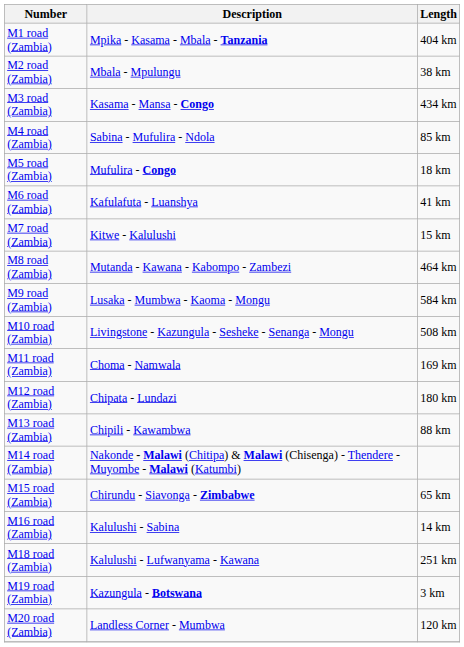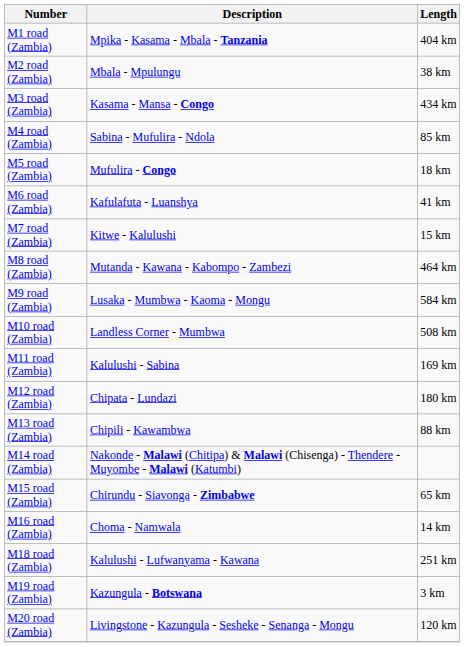(222, 332) Livingstone - Kazungula - Sesheke - Senanga - Mongu -> (157, 332) Landless Corner - Mumbwa
(135, 365) Choma - Namwala -> (135, 365) Kalulushi - Sabina
(135, 527) Kalulushi - Sabina -> (135, 527) Choma - Namwala
(157, 625) Landless Corner - Mumbwa -> (222, 625) Livingstone - Kazungula - Sesheke - Senanga - Mongu
